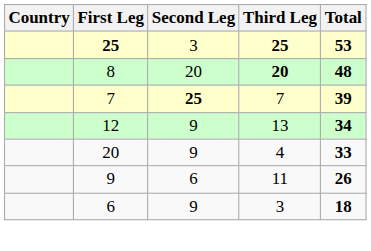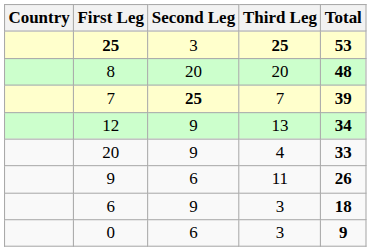(280, 71) bold -> (280, 71) normal
+ row: (111, 233)
